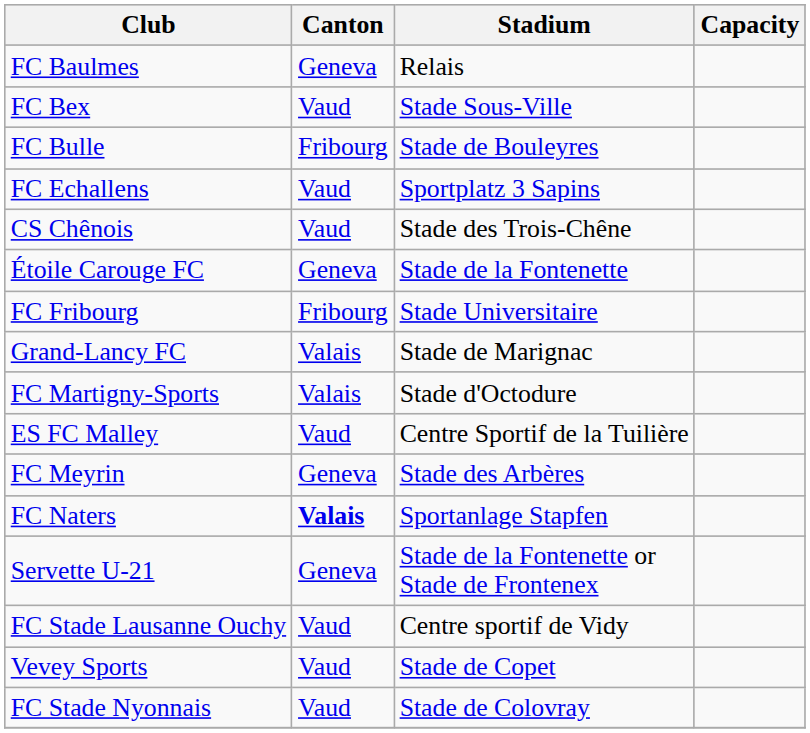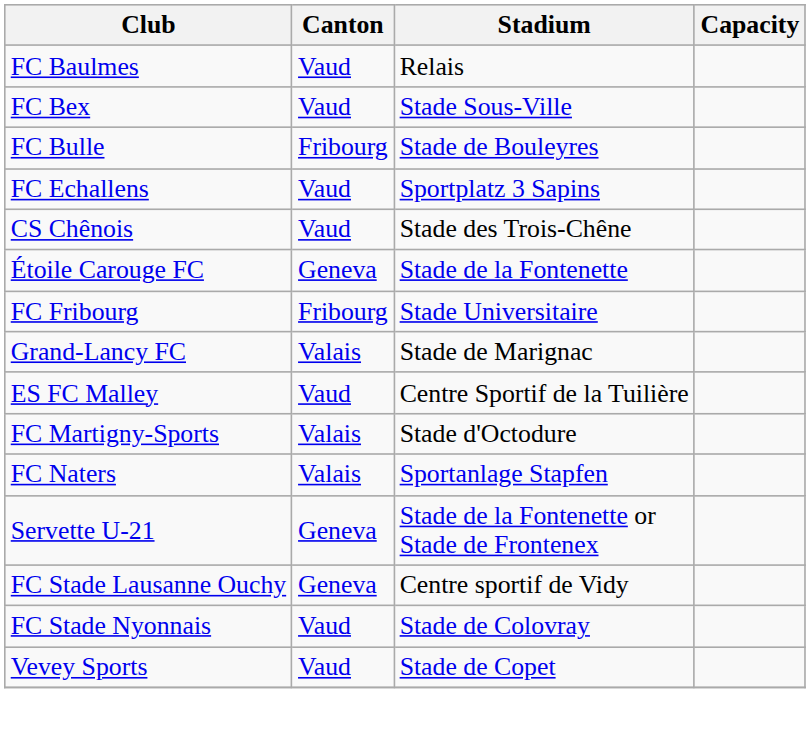(337, 65) Geneva -> (325, 65) Vaud
rows swapped: (84, 433) <-> (115, 392)
- row: (68, 474)
(331, 515) bold -> (330, 474) normal
(325, 625) Vaud -> (337, 585) Geneva
rows swapped: (111, 707) <-> (79, 666)
